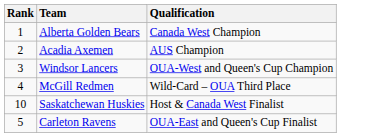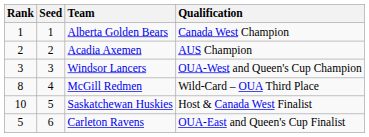+ column: (51, 13)
(20, 86) 4 -> (20, 86) 8
